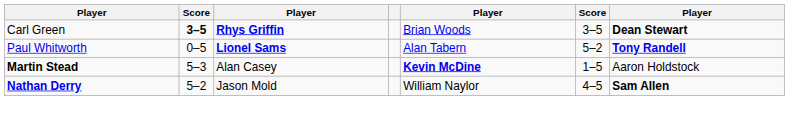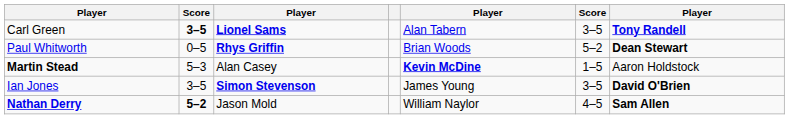(250, 29) Rhys Griffin -> (251, 29) Lionel Sams
(437, 29) Brian Woods -> (435, 29) Alan Tabern
(650, 29) Dean Stewart -> (649, 29) Tony Randell
(251, 48) Lionel Sams -> (250, 48) Rhys Griffin
(435, 48) Alan Tabern -> (437, 48) Brian Woods
(649, 48) Tony Randell -> (650, 48) Dean Stewart
+ row: (33, 85)
(196, 85) normal -> (196, 104) bold
